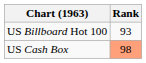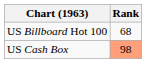(126, 31) 93 -> (126, 31) 68
